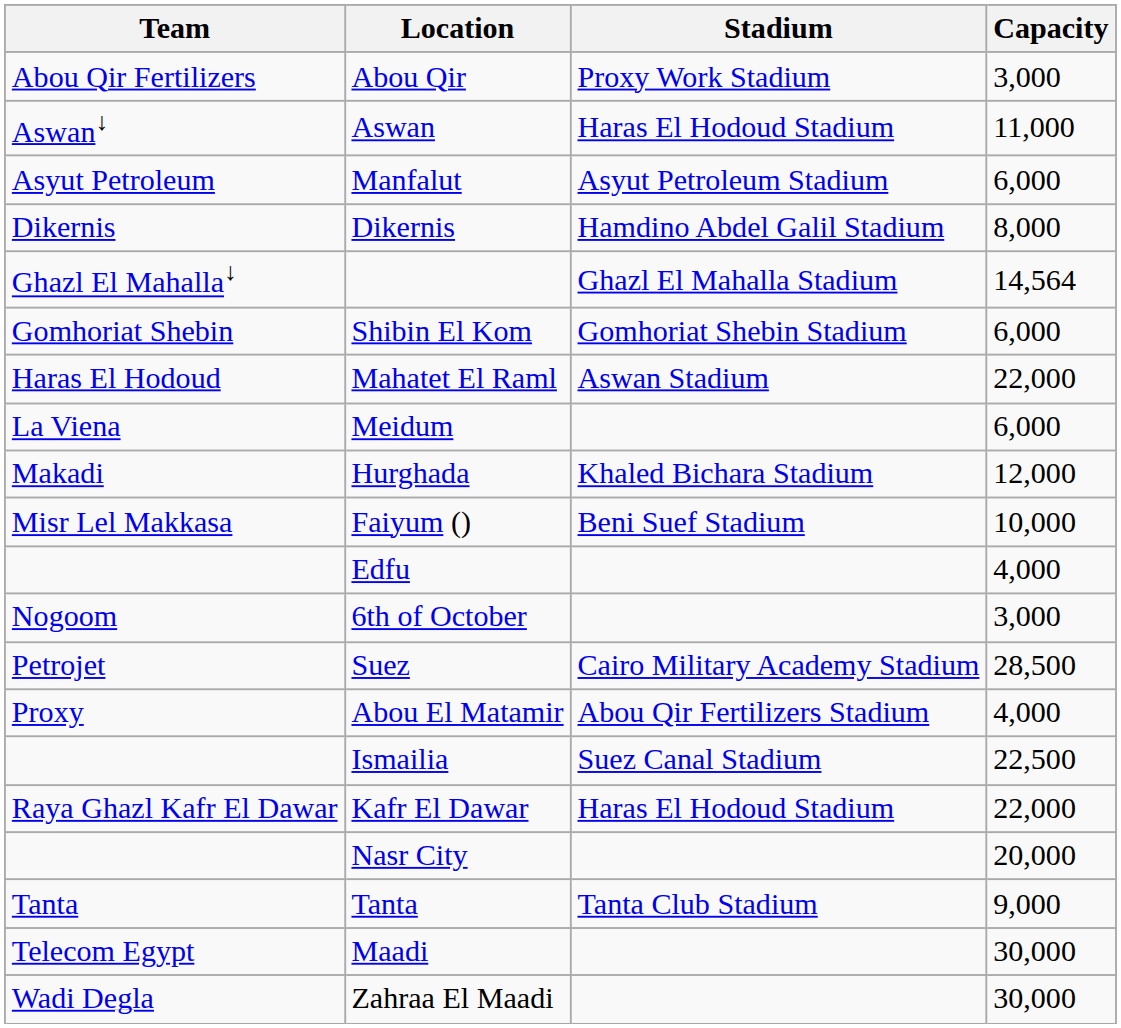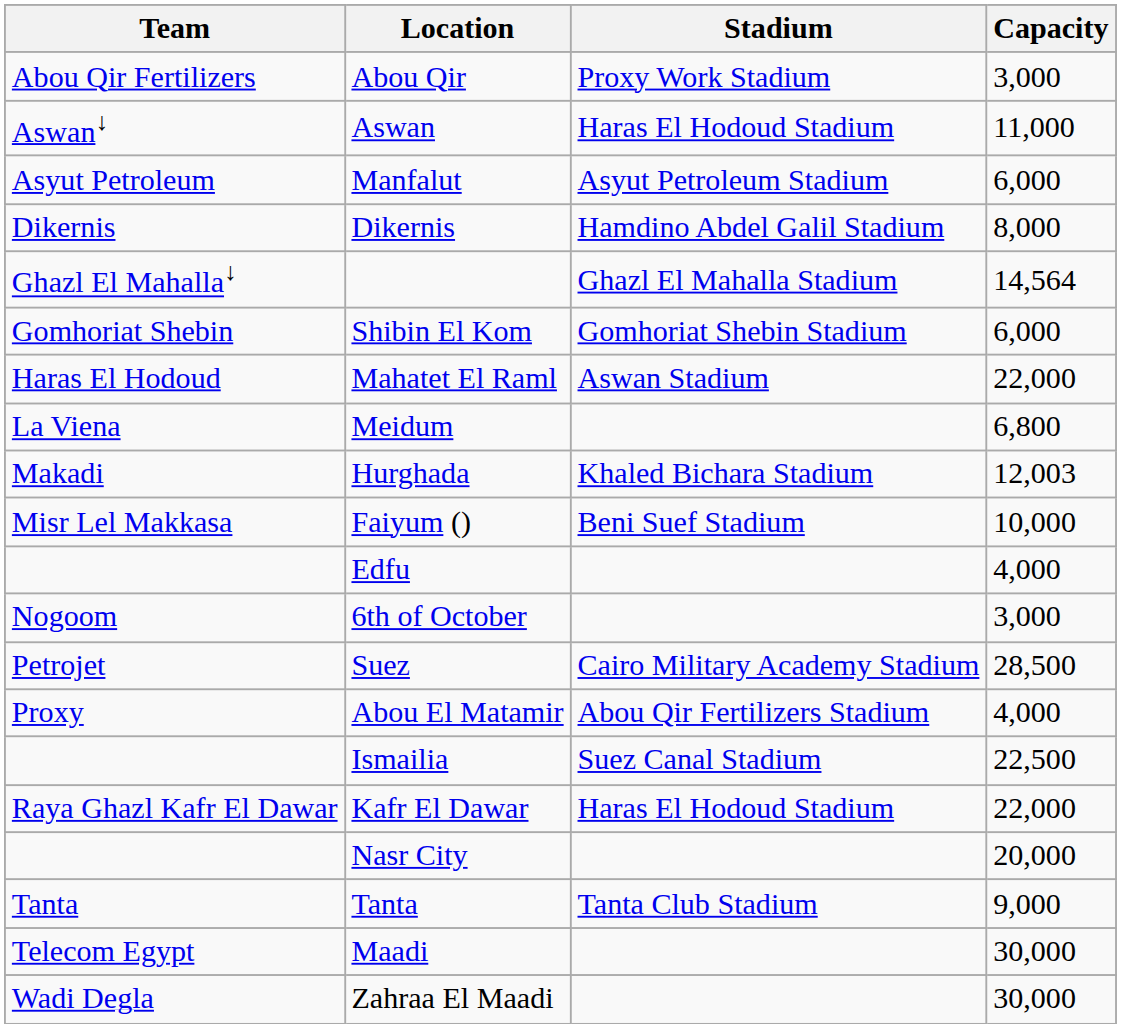(1027, 426) 6,000 -> (1027, 426) 6,800
(1035, 473) 12,000 -> (1035, 473) 12,003
